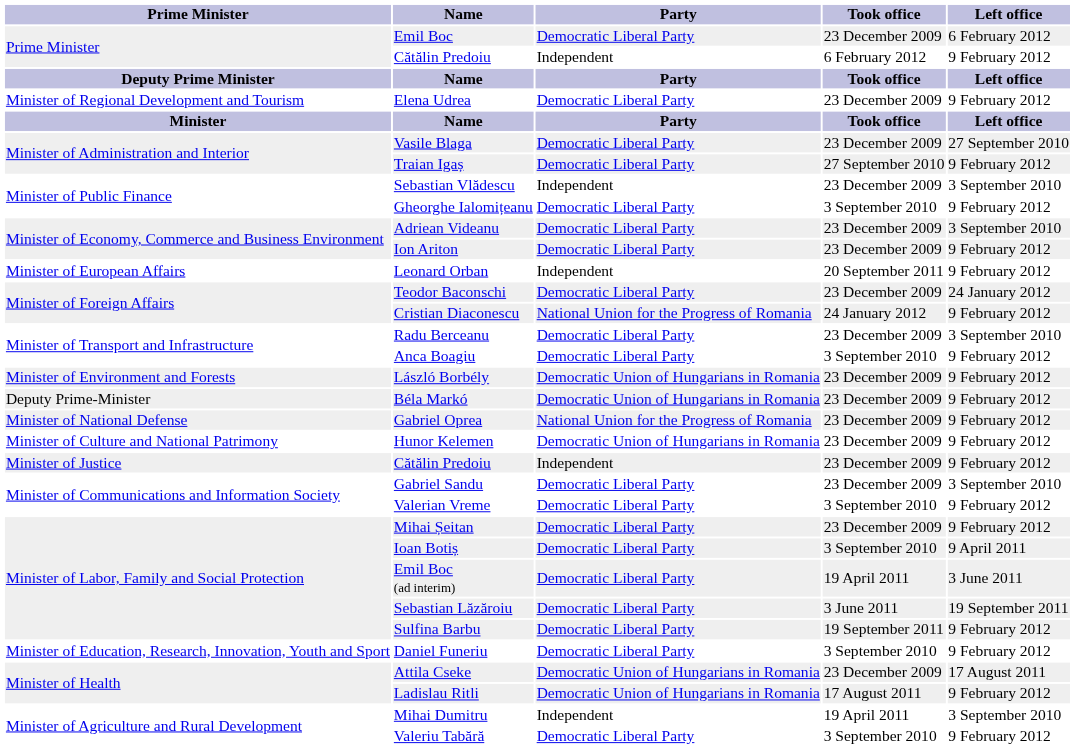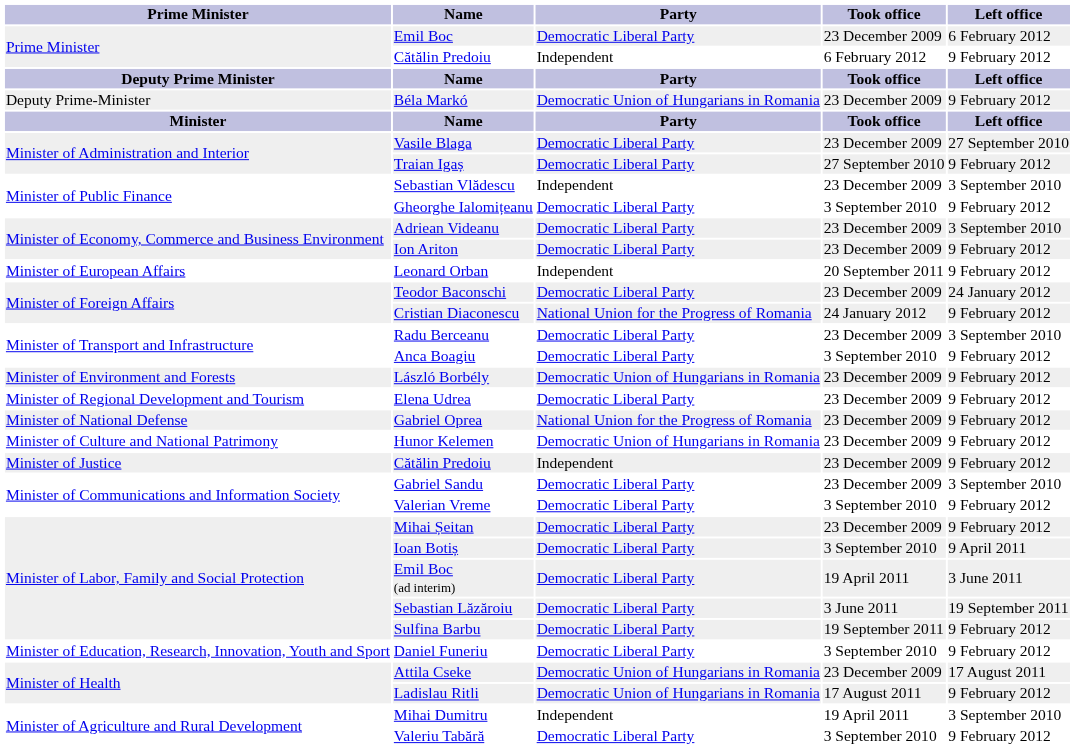rows swapped: (78, 398) <-> (155, 100)
